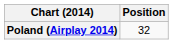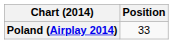(144, 30) 32 -> (144, 30) 33
